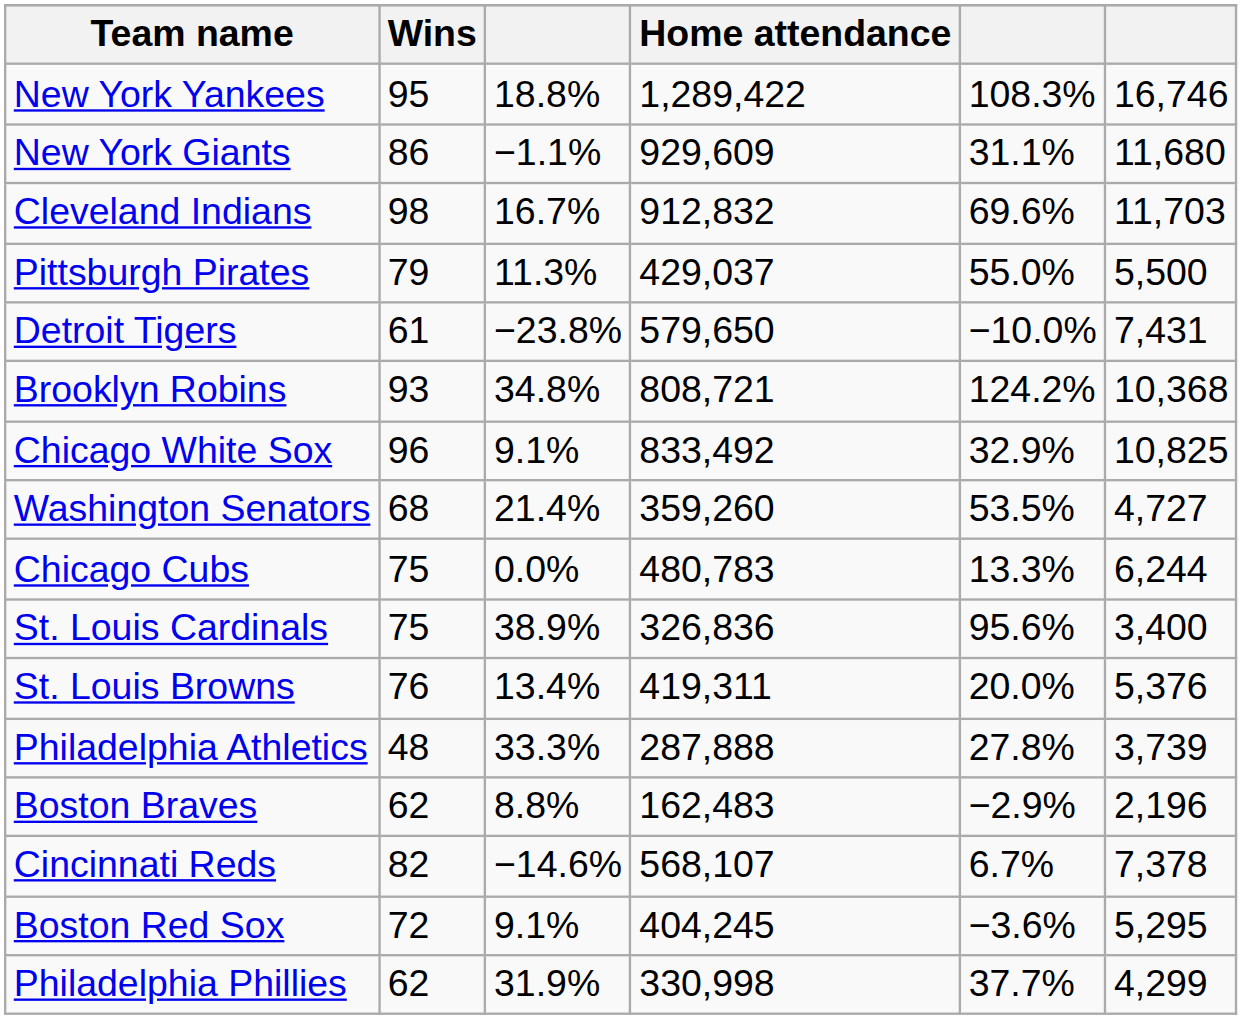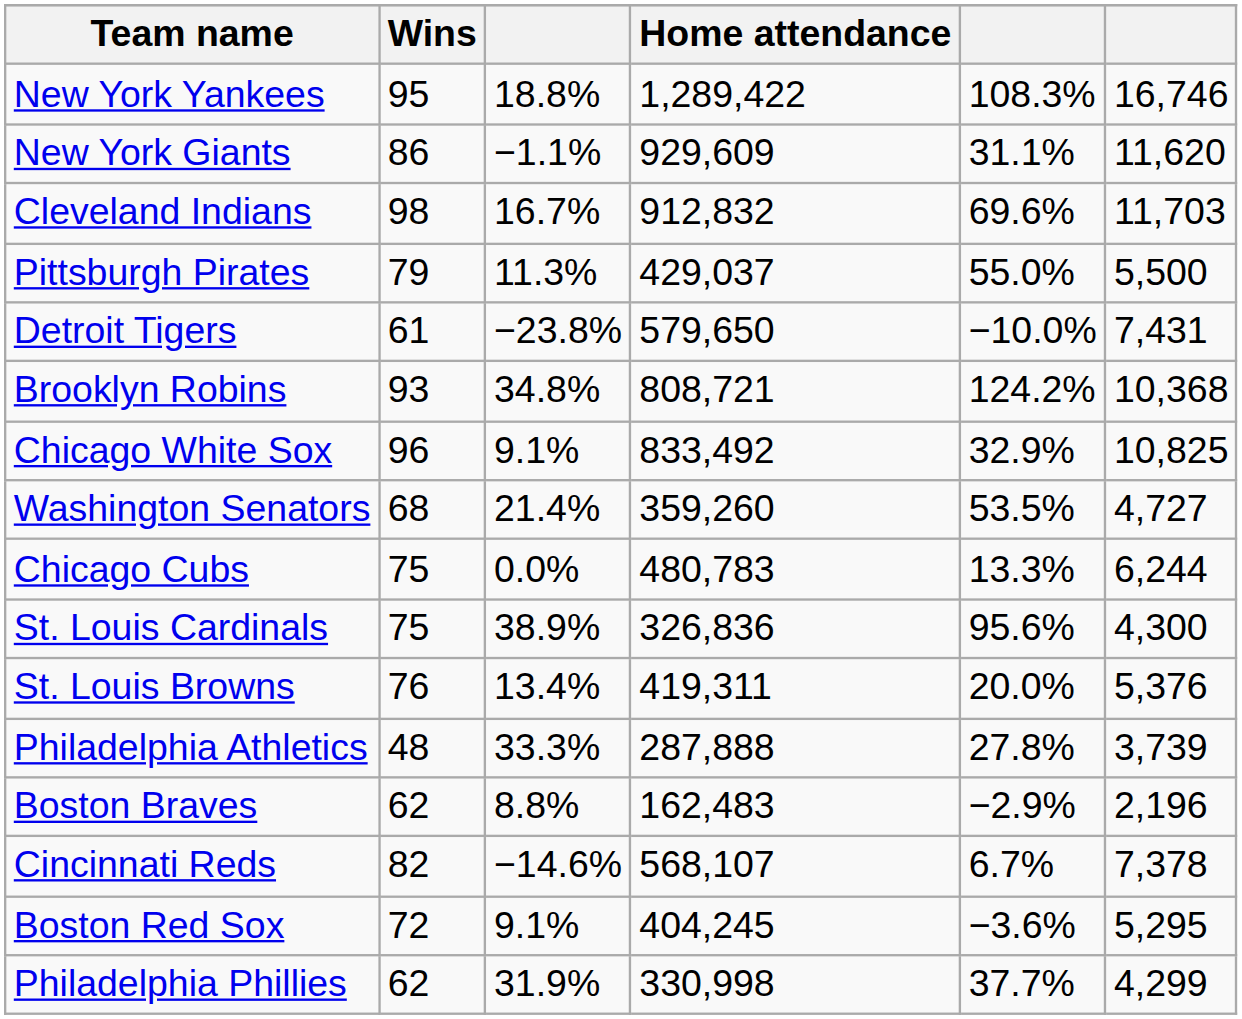(1170, 152) 11,680 -> (1170, 152) 11,620
(1161, 627) 3,400 -> (1161, 627) 4,300
